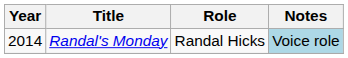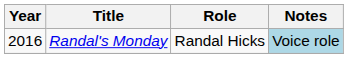(25, 41) 2014 -> (25, 41) 2016
